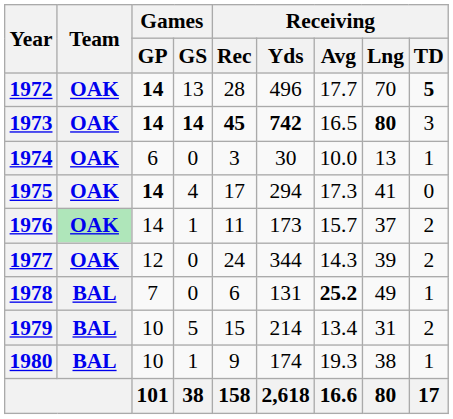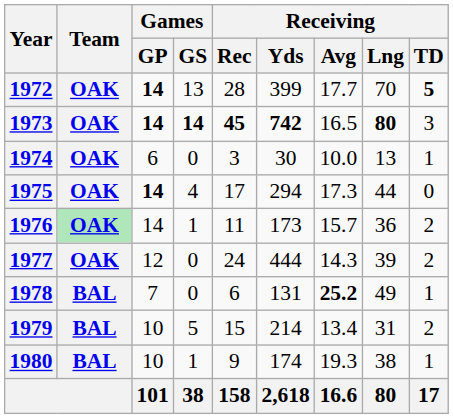(286, 89) 496 -> (286, 89) 399
(386, 191) 41 -> (386, 191) 44
(386, 225) 37 -> (386, 225) 36
(286, 259) 344 -> (286, 259) 444
